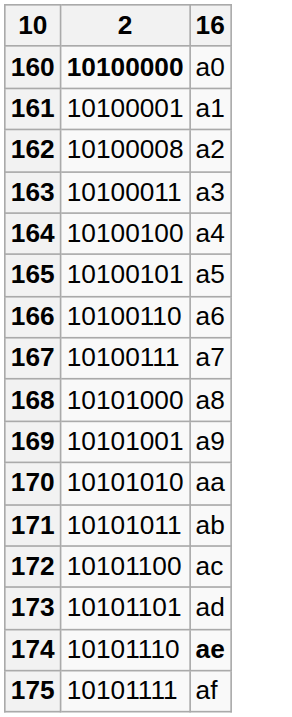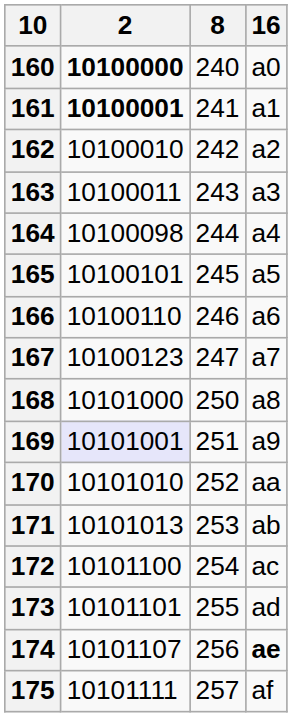+ column: (217, 25)
(125, 108) normal -> (125, 108) bold
(125, 150) 10100008 -> (125, 150) 10100010
(125, 233) 10100100 -> (125, 233) 10100098
(123, 358) 10100111 -> (125, 358) 10100123
(125, 441) no background -> (125, 441) lavender background
(124, 524) 10101011 -> (125, 524) 10101013
(123, 649) 10101110 -> (124, 649) 10101107
